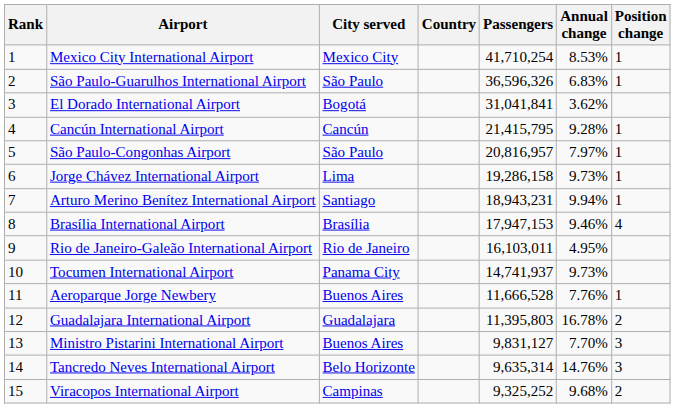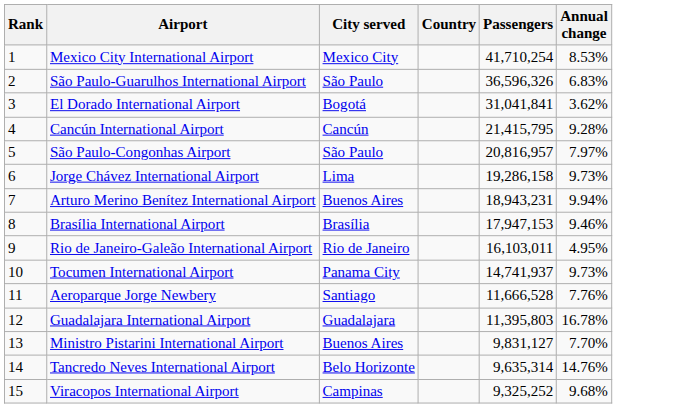- column: (641, 24)
(349, 200) Santiago -> (363, 200) Buenos Aires
(363, 295) Buenos Aires -> (349, 295) Santiago
